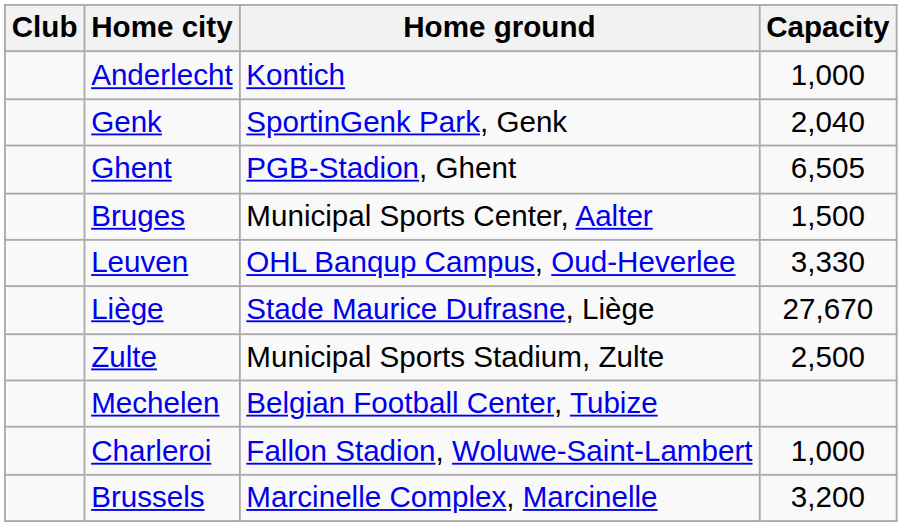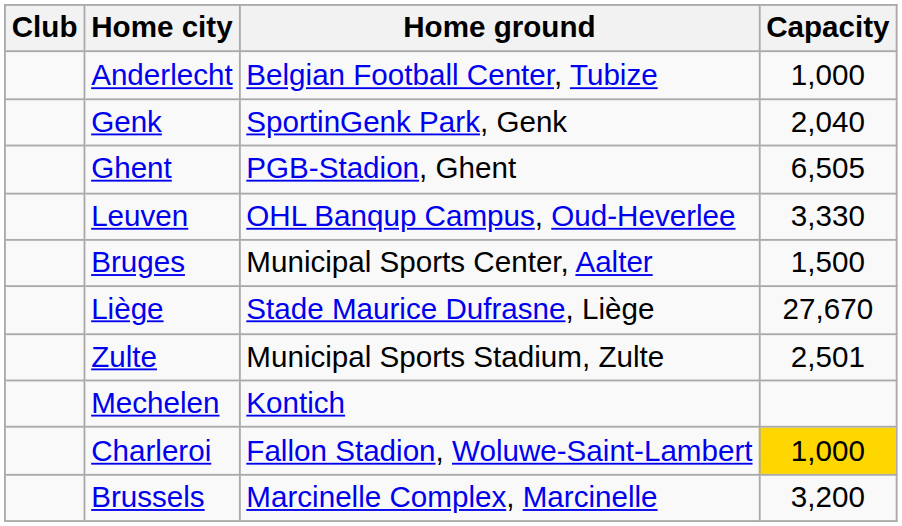(296, 74) Kontich -> (452, 74) Belgian Football Center, Tubize
rows swapped: (138, 215) <-> (140, 262)
(828, 356) 2,500 -> (828, 356) 2,501
(452, 403) Belgian Football Center, Tubize -> (296, 403) Kontich
(828, 450) no background -> (828, 450) gold background
